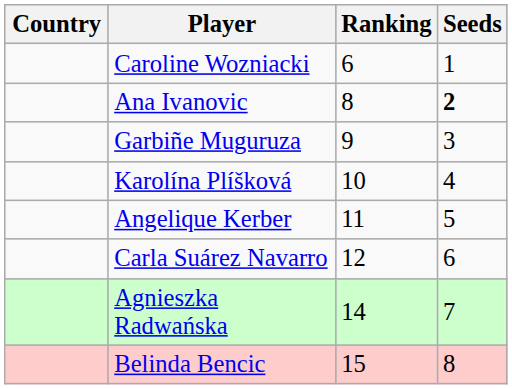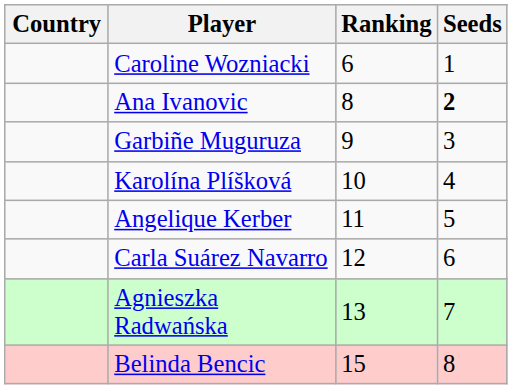(353, 311) 14 -> (353, 311) 13
